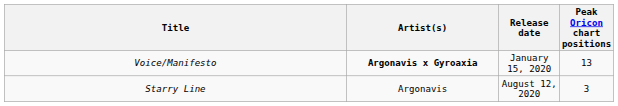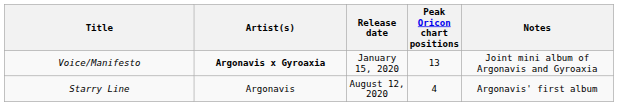+ column: (537, 28)
(587, 89) 3 -> (434, 89) 4
